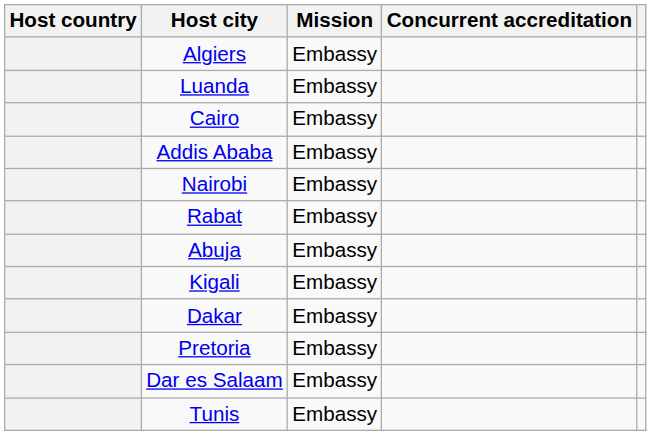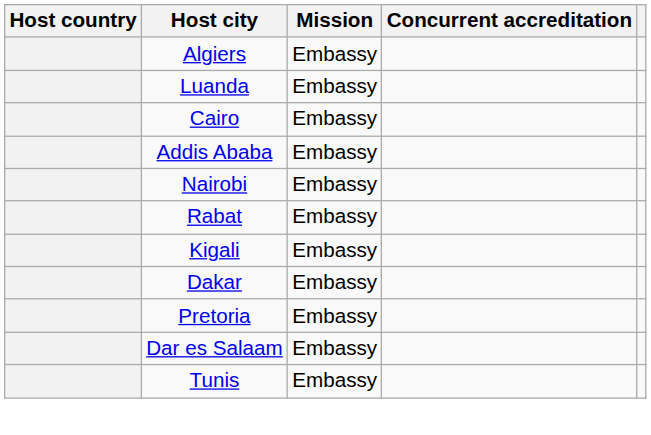- row: (214, 250)
